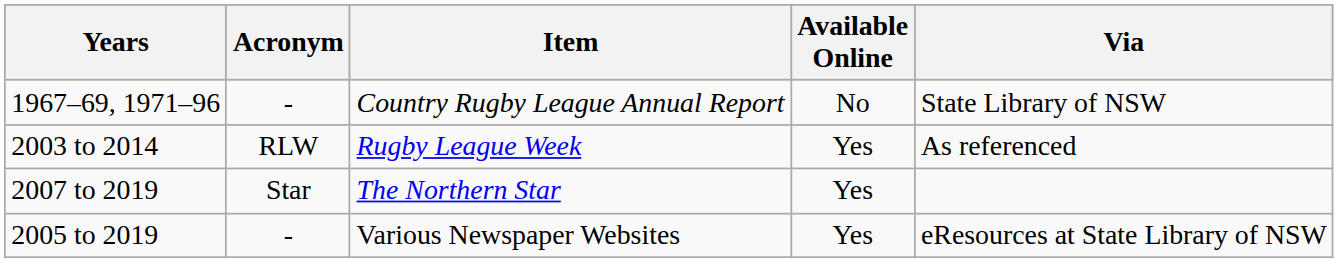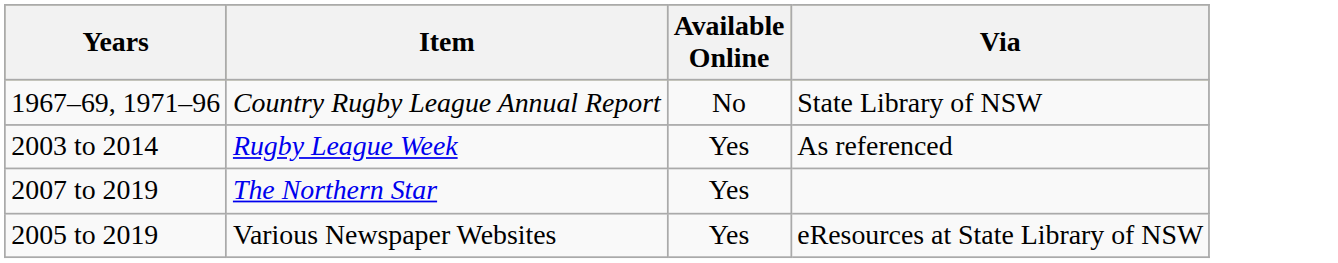- column: (288, 42)
